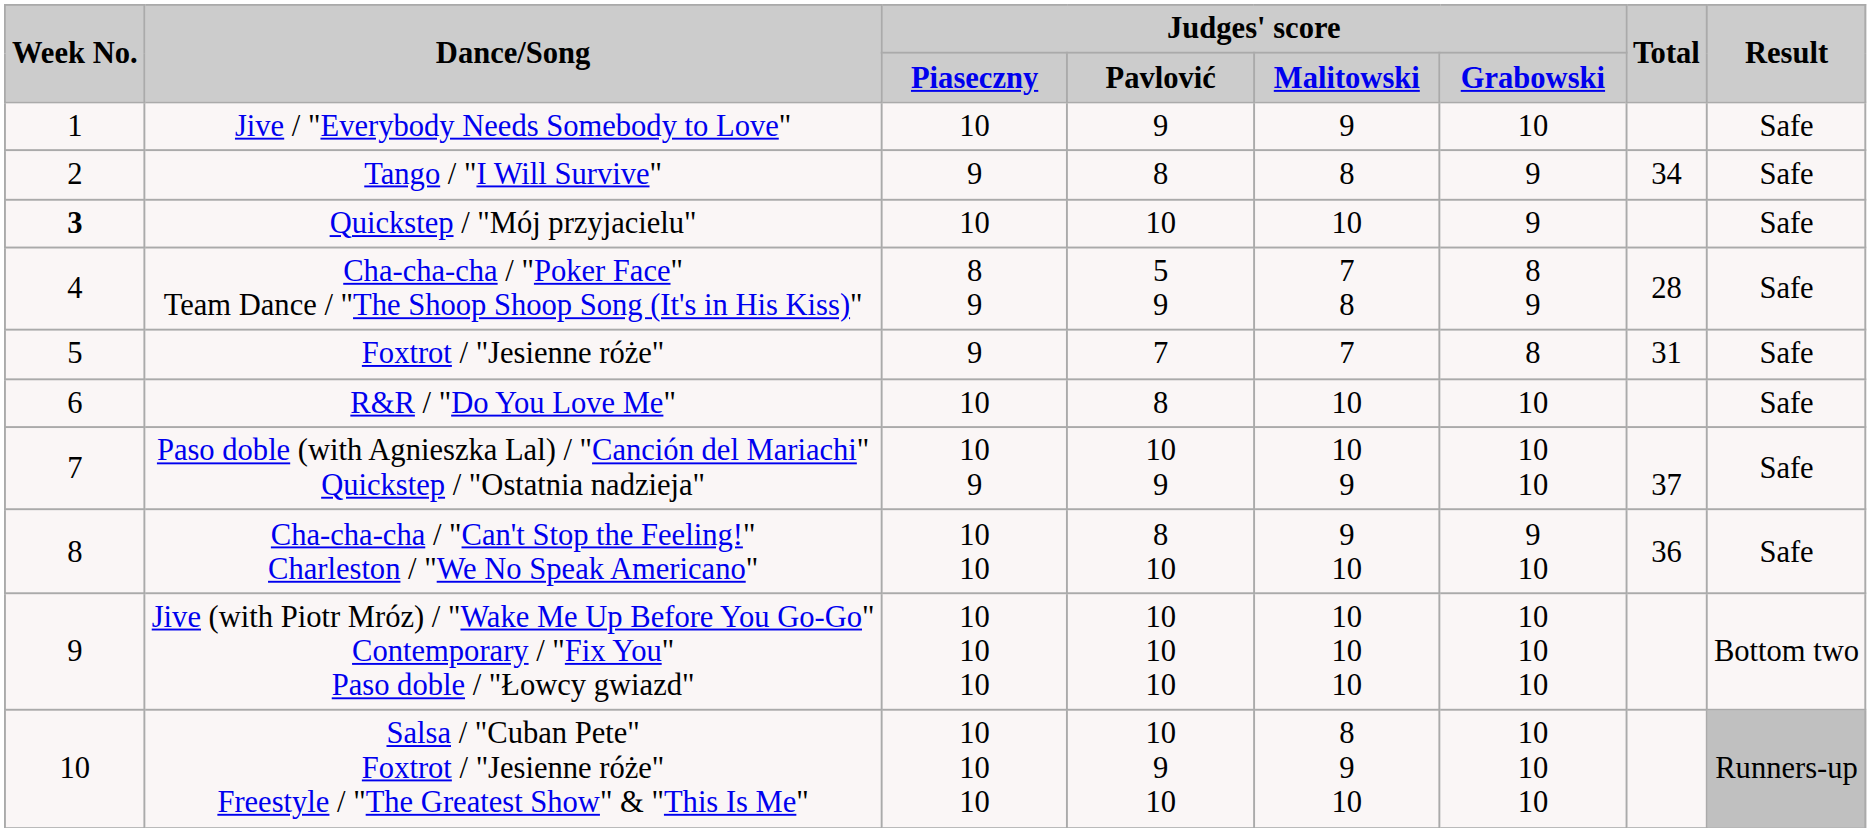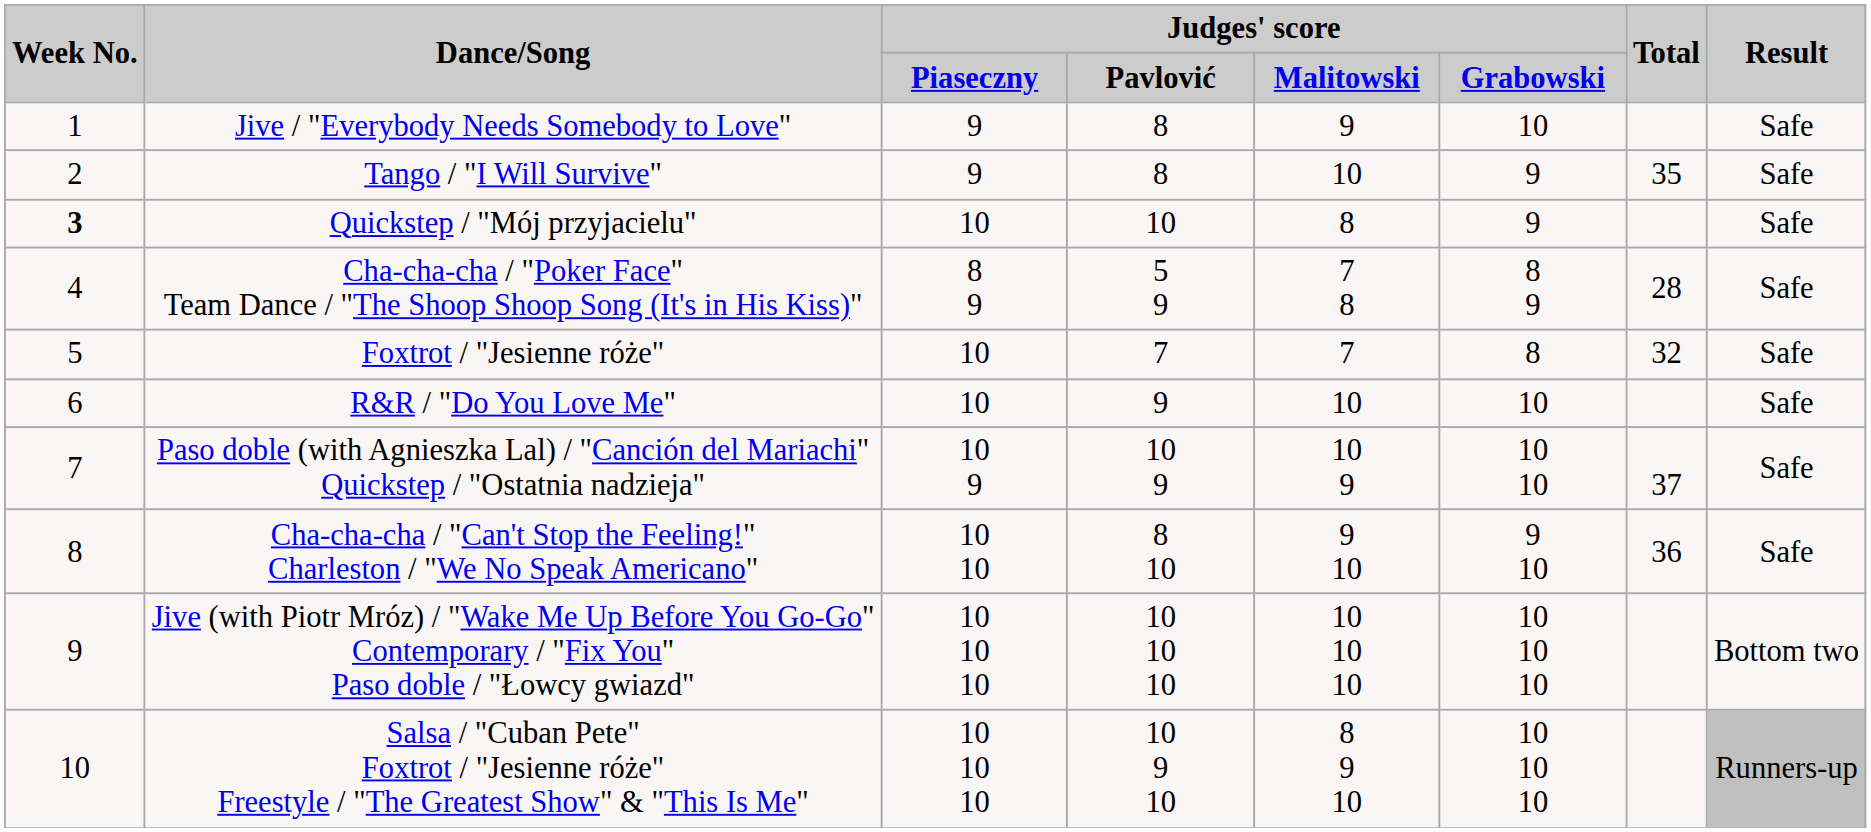(975, 125) 10 -> (975, 125) 9
(1161, 125) 9 -> (1161, 125) 8
(1347, 174) 8 -> (1347, 174) 10
(1666, 174) 34 -> (1666, 174) 35
(1347, 222) 10 -> (1347, 222) 8
(975, 353) 9 -> (975, 353) 10
(1666, 353) 31 -> (1666, 353) 32
(1161, 402) 8 -> (1161, 402) 9
